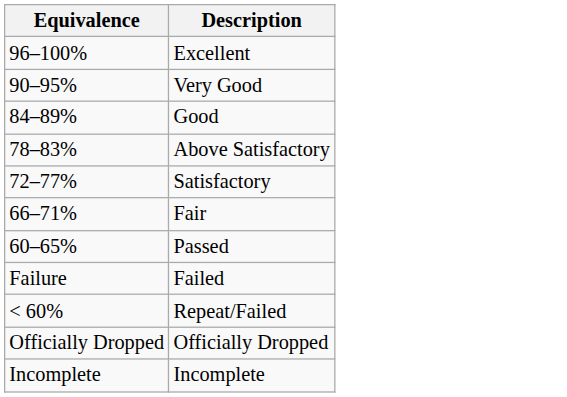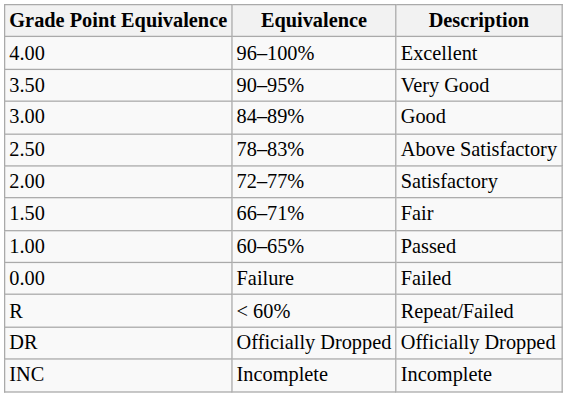+ column: (118, 20)
